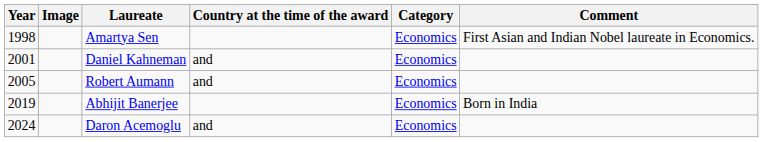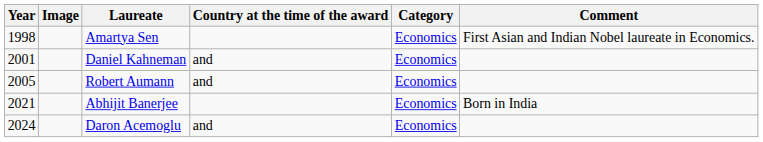(22, 103) 2019 -> (22, 103) 2021
